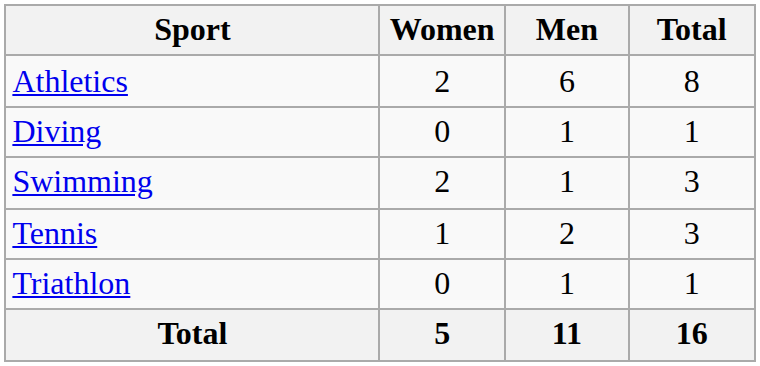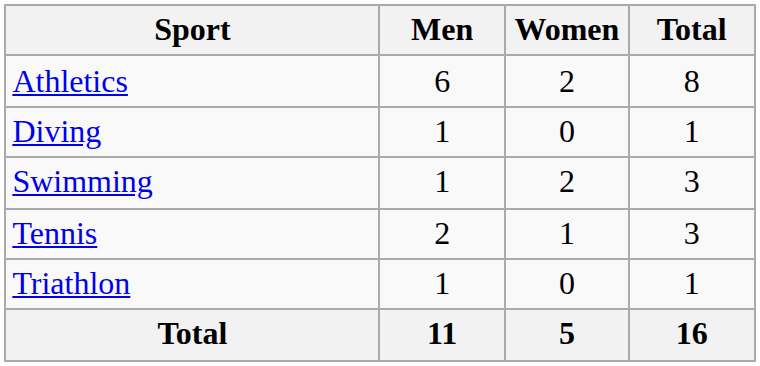columns swapped: (567, 29) <-> (442, 29)
